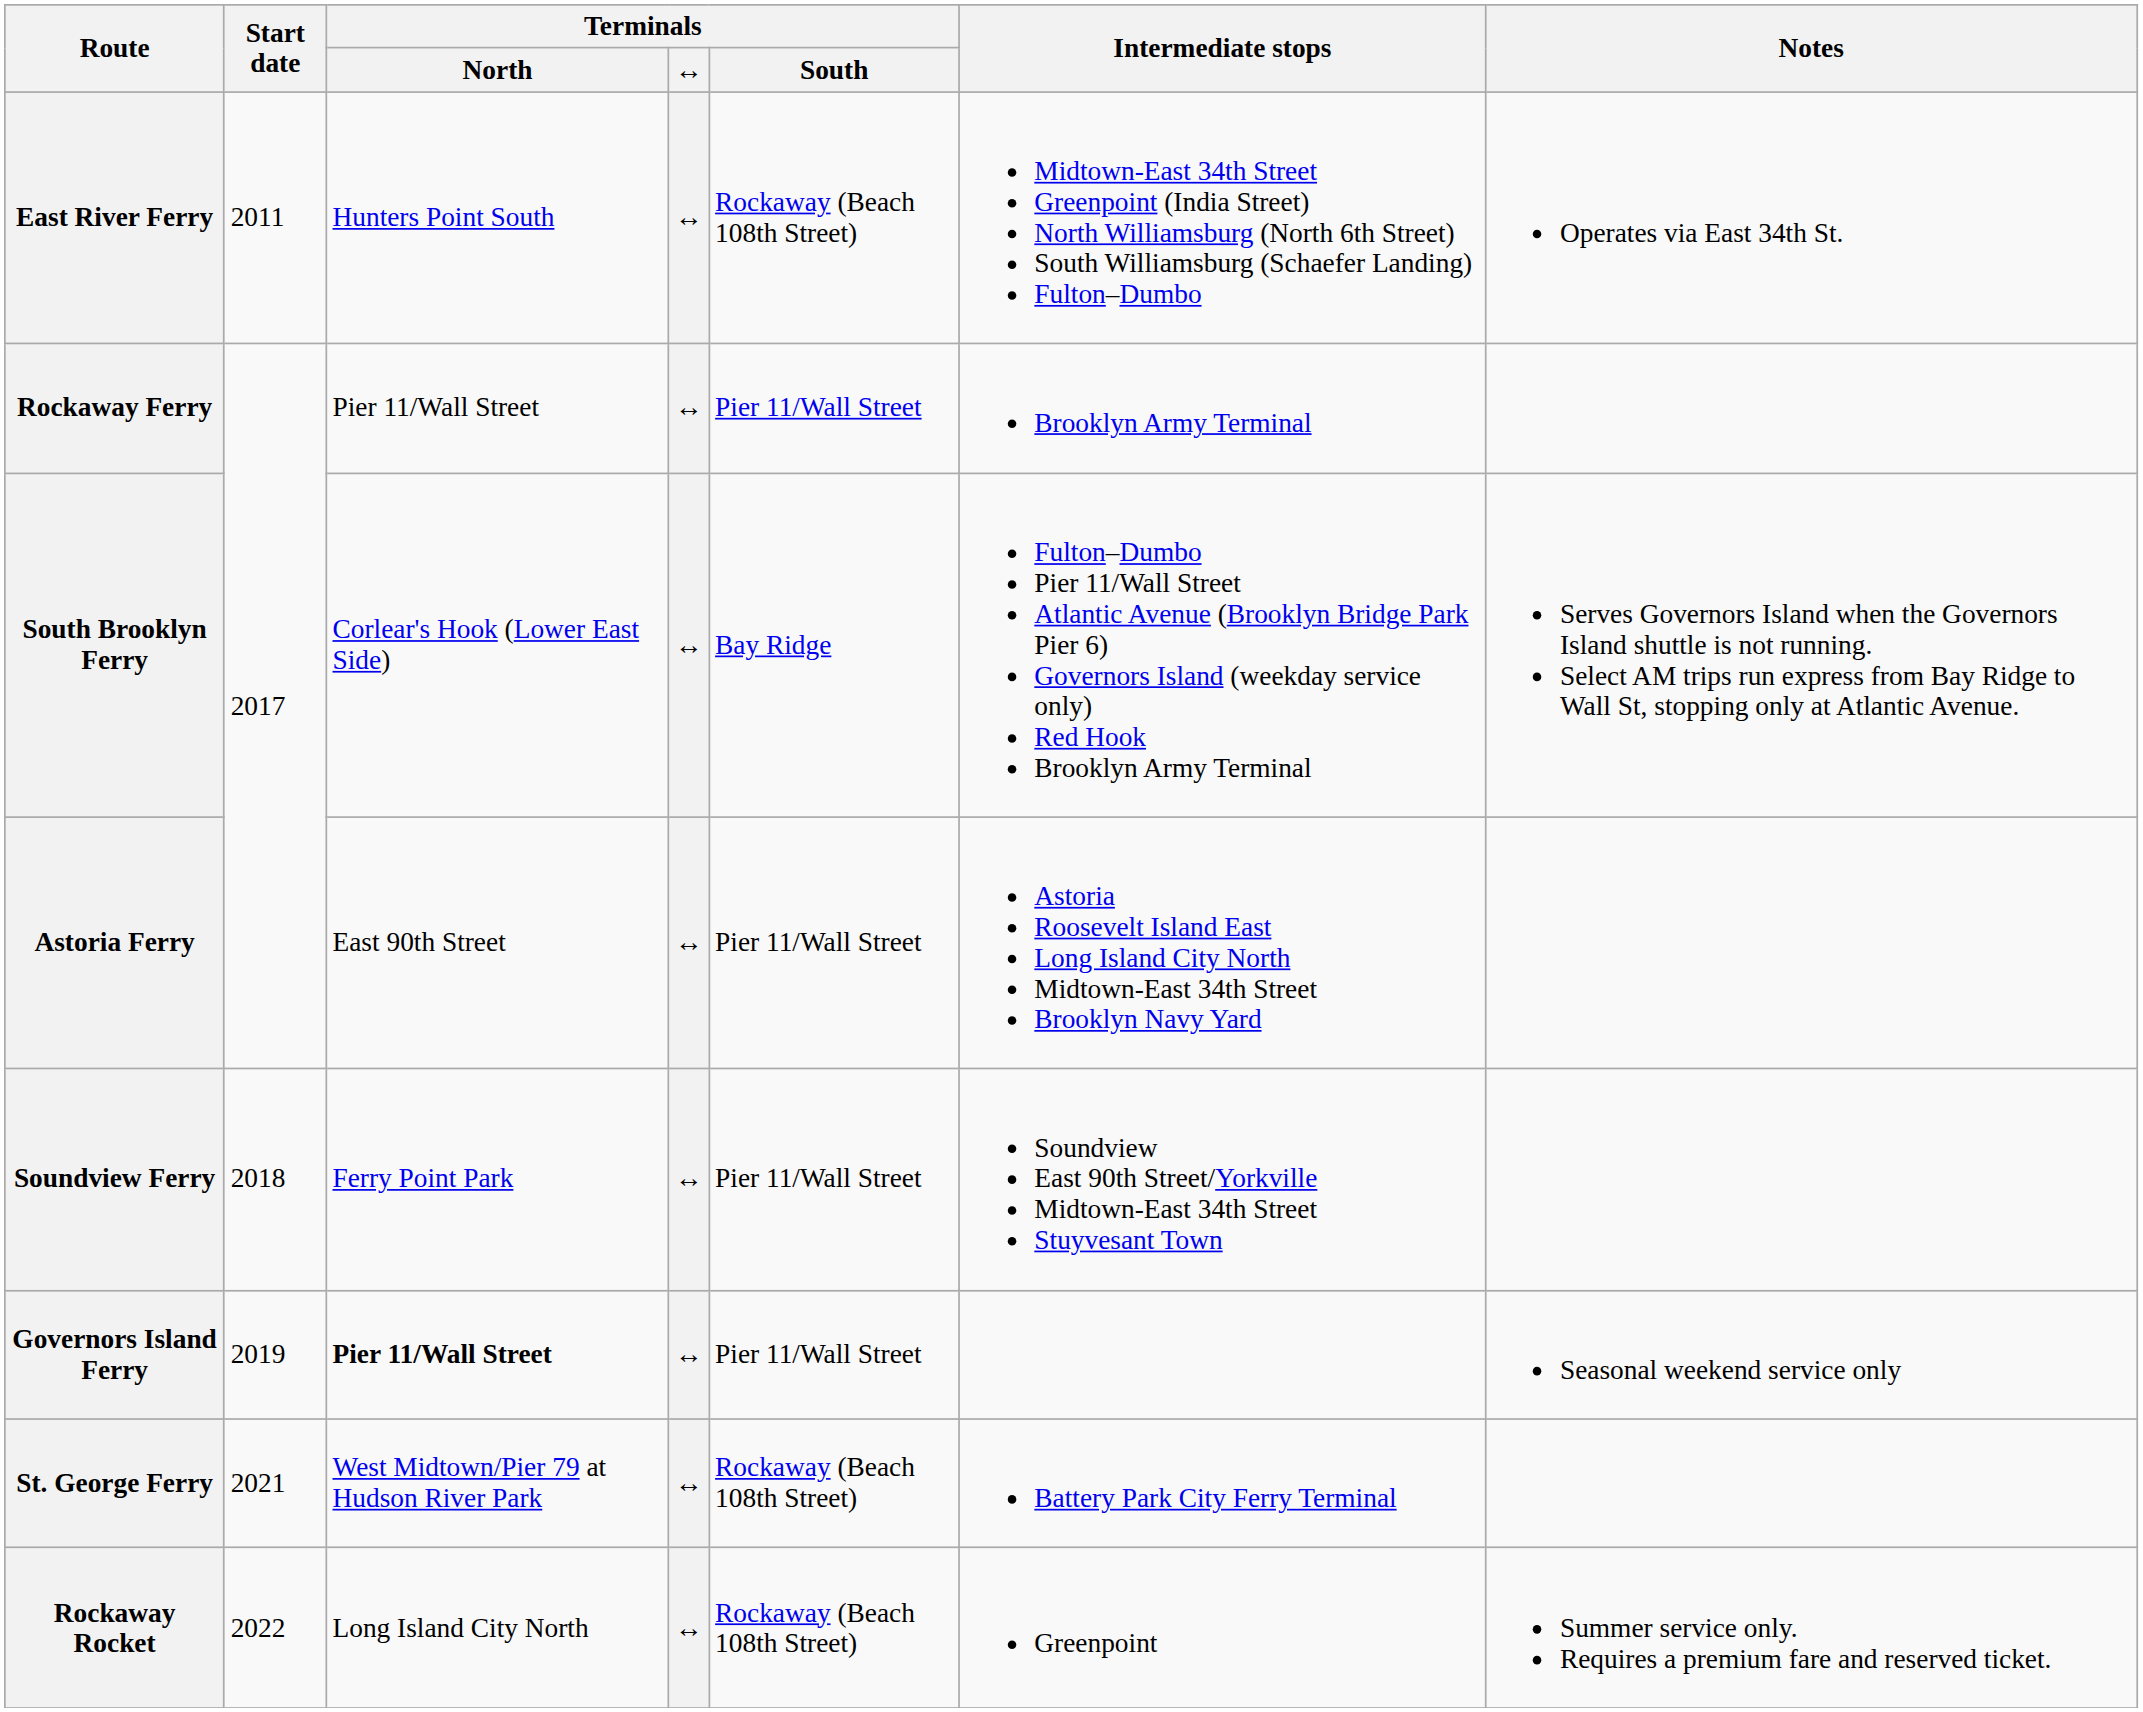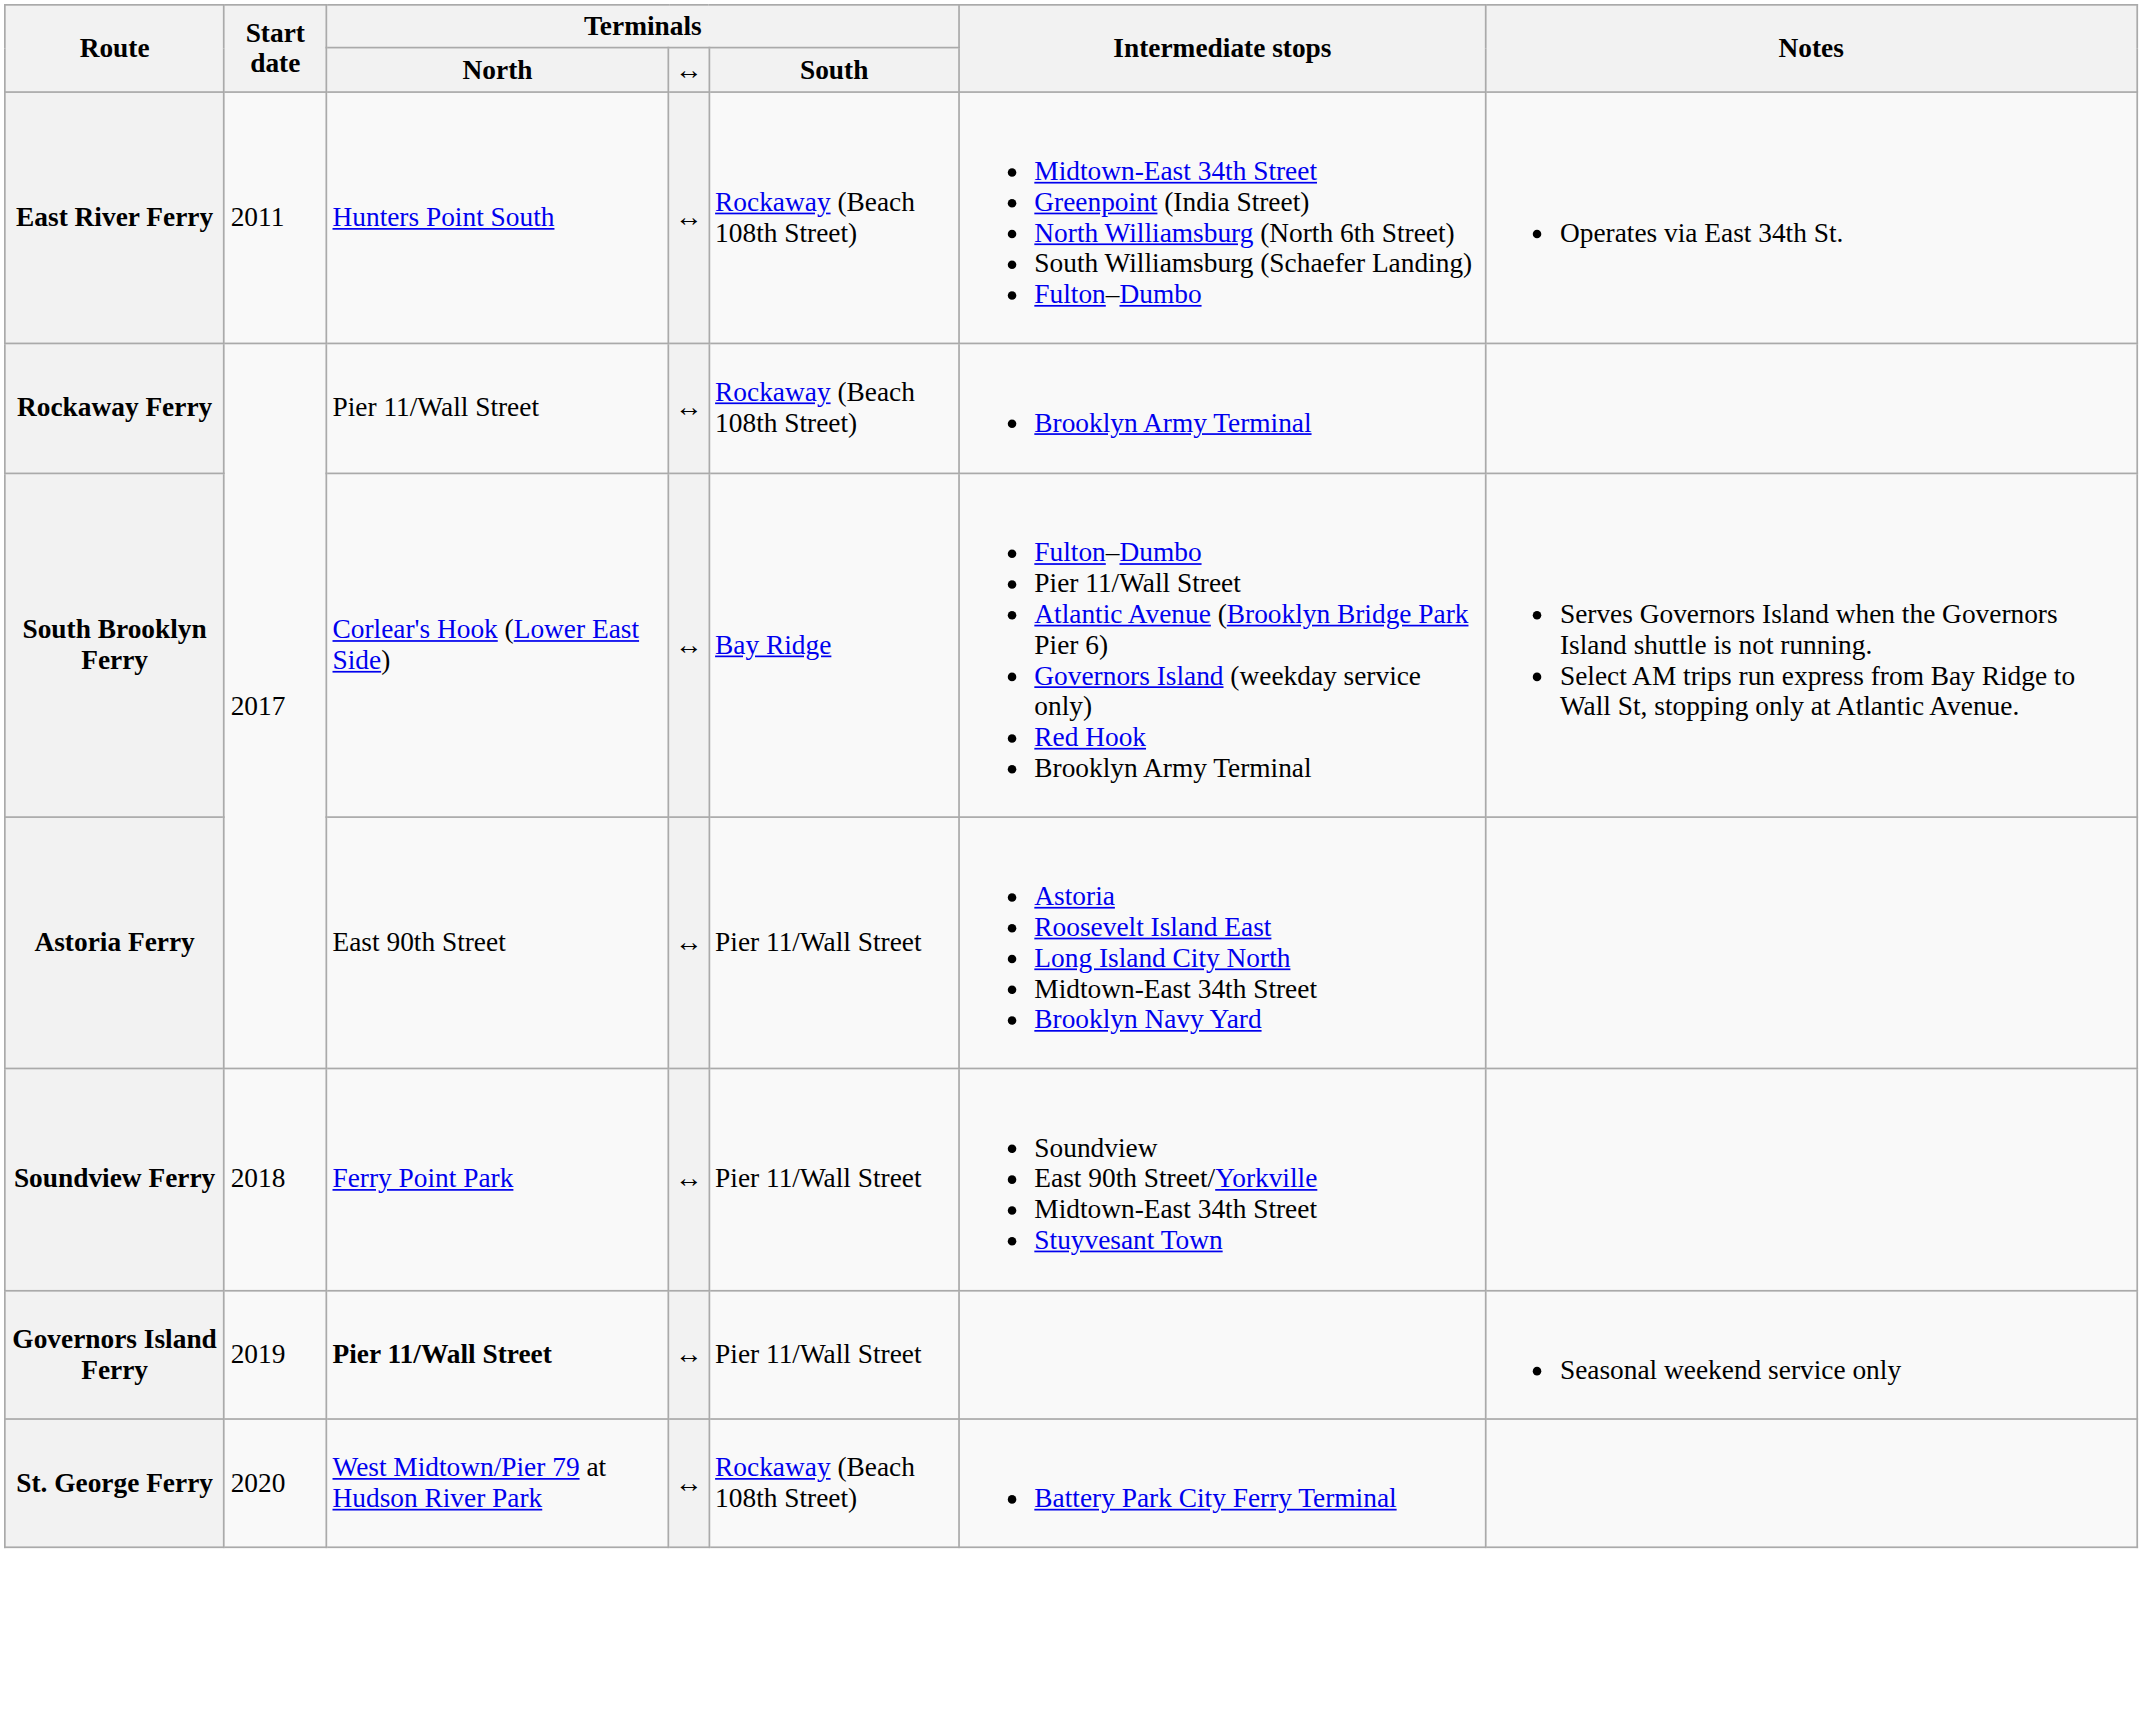(818, 407) Pier 11/Wall Street -> (815, 407) Rockaway (Beach 108th Street)
(258, 1483) 2021 -> (258, 1483) 2020
- row: (115, 1627)
